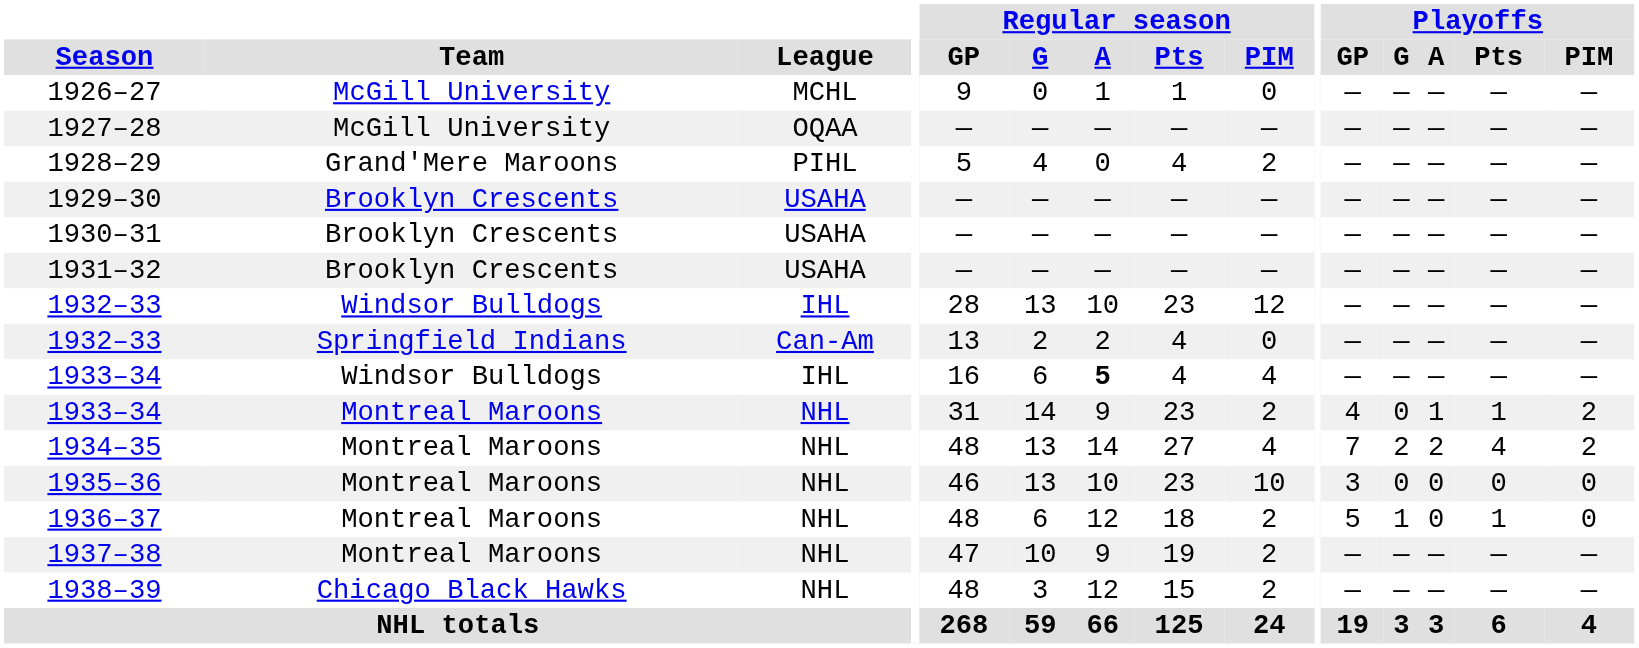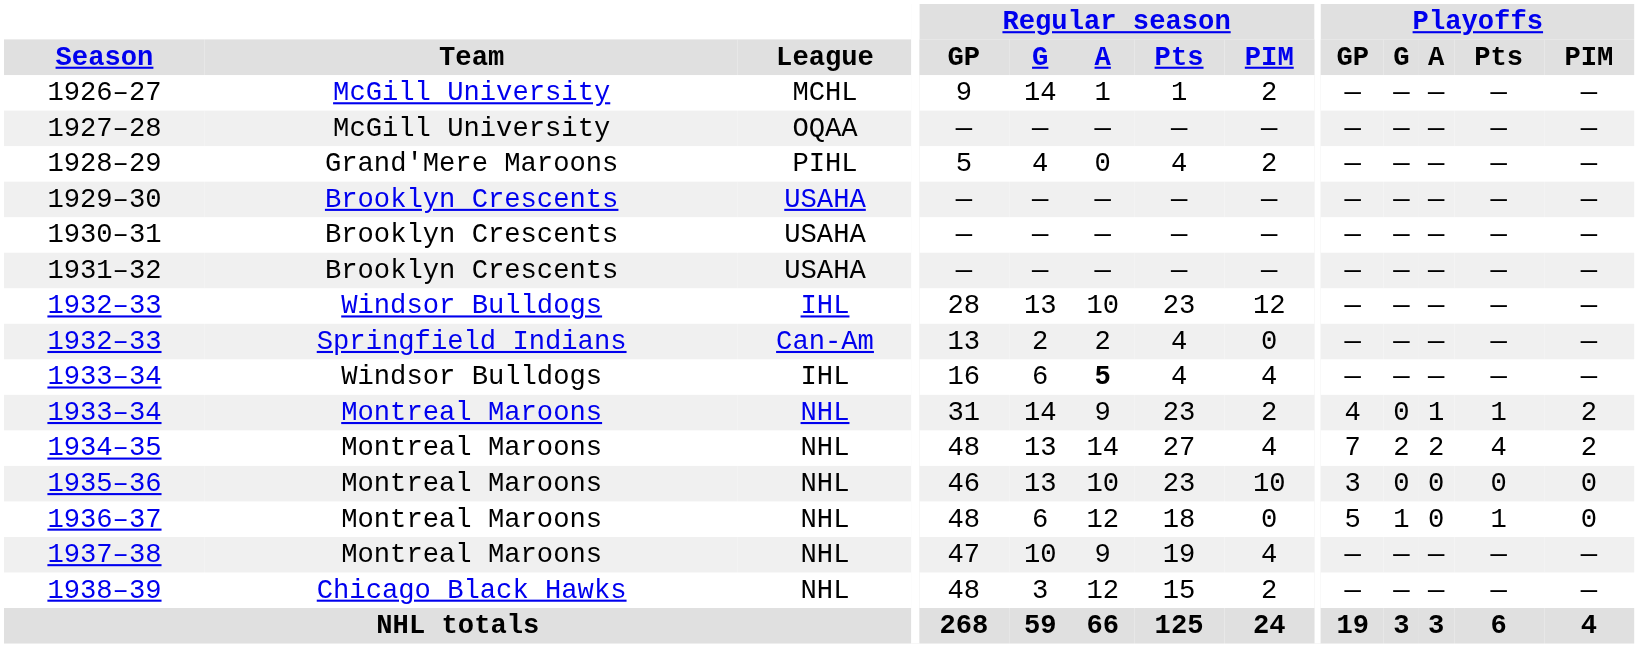(1040, 93) 0 -> (1040, 93) 14
(1269, 93) 0 -> (1269, 93) 2
(1269, 519) 2 -> (1269, 519) 0
(1269, 555) 2 -> (1269, 555) 4
